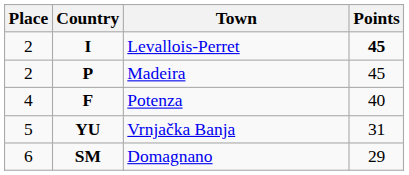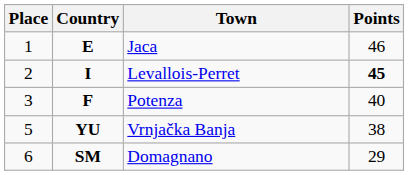+ row: (142, 45)
- row: (156, 73)
(28, 101) 4 -> (28, 101) 3
(377, 128) 31 -> (377, 128) 38
